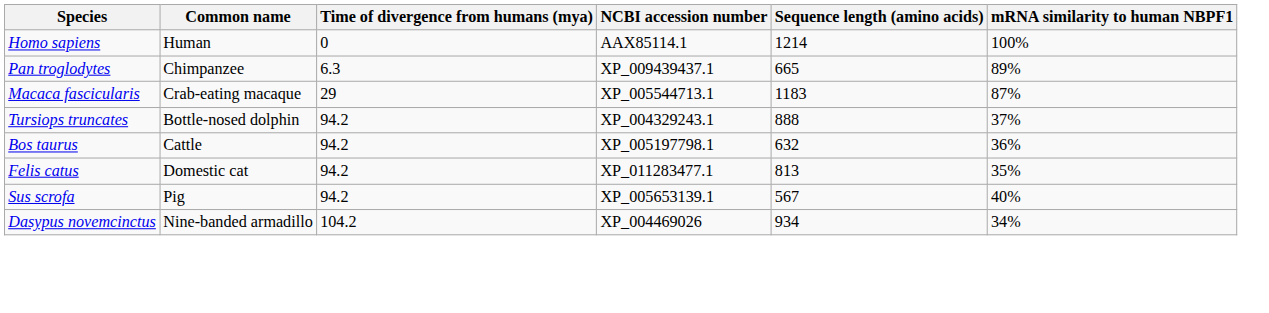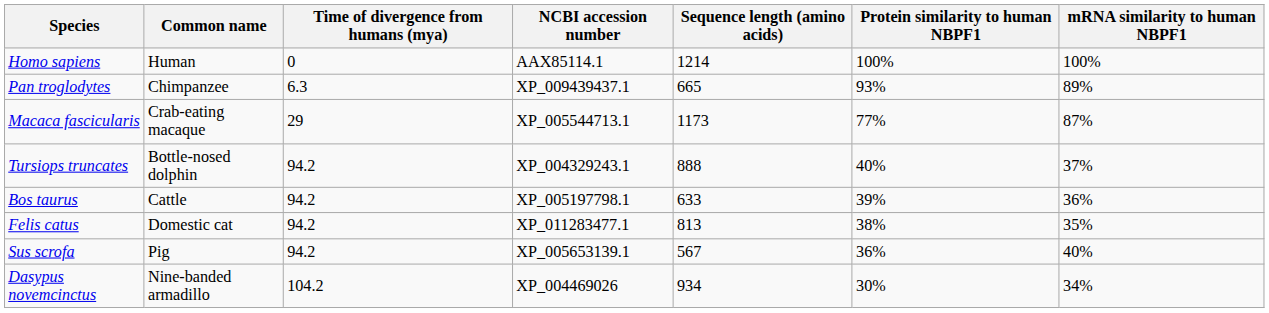+ column: (956, 26)
(791, 94) 1183 -> (693, 121) 1173
(787, 145) 632 -> (689, 199) 633
